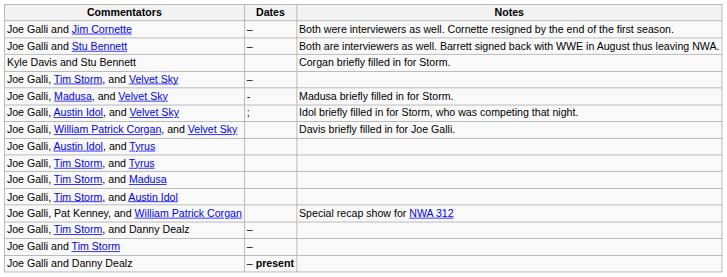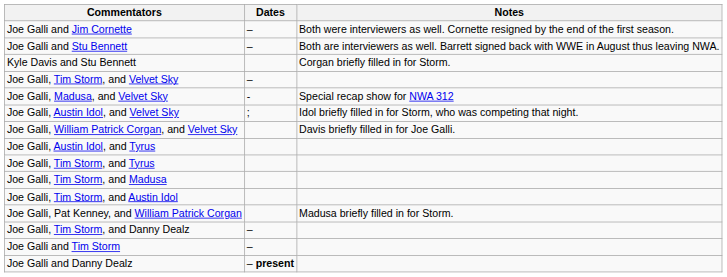(376, 96) Madusa briefly filled in for Storm. -> (376, 96) Special recap show for NWA 312
(376, 213) Special recap show for NWA 312 -> (376, 213) Madusa briefly filled in for Storm.
